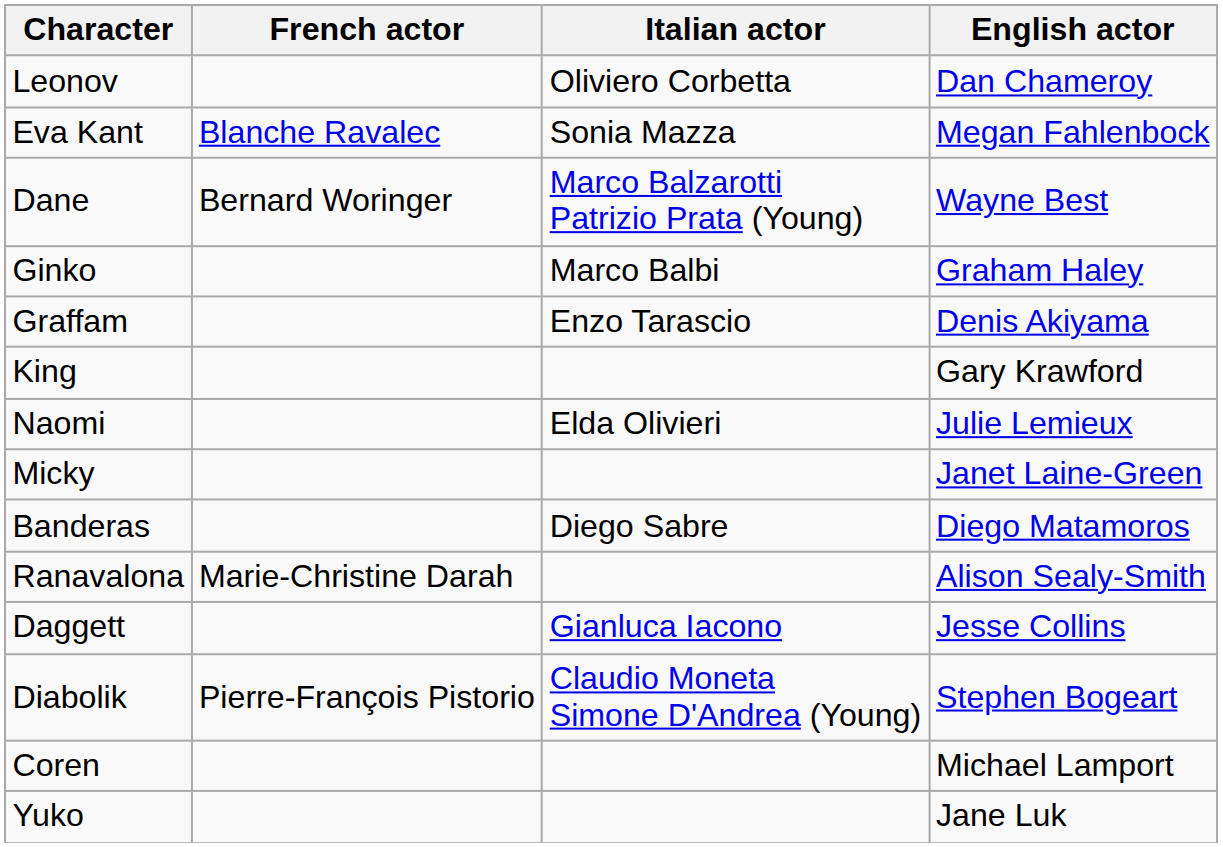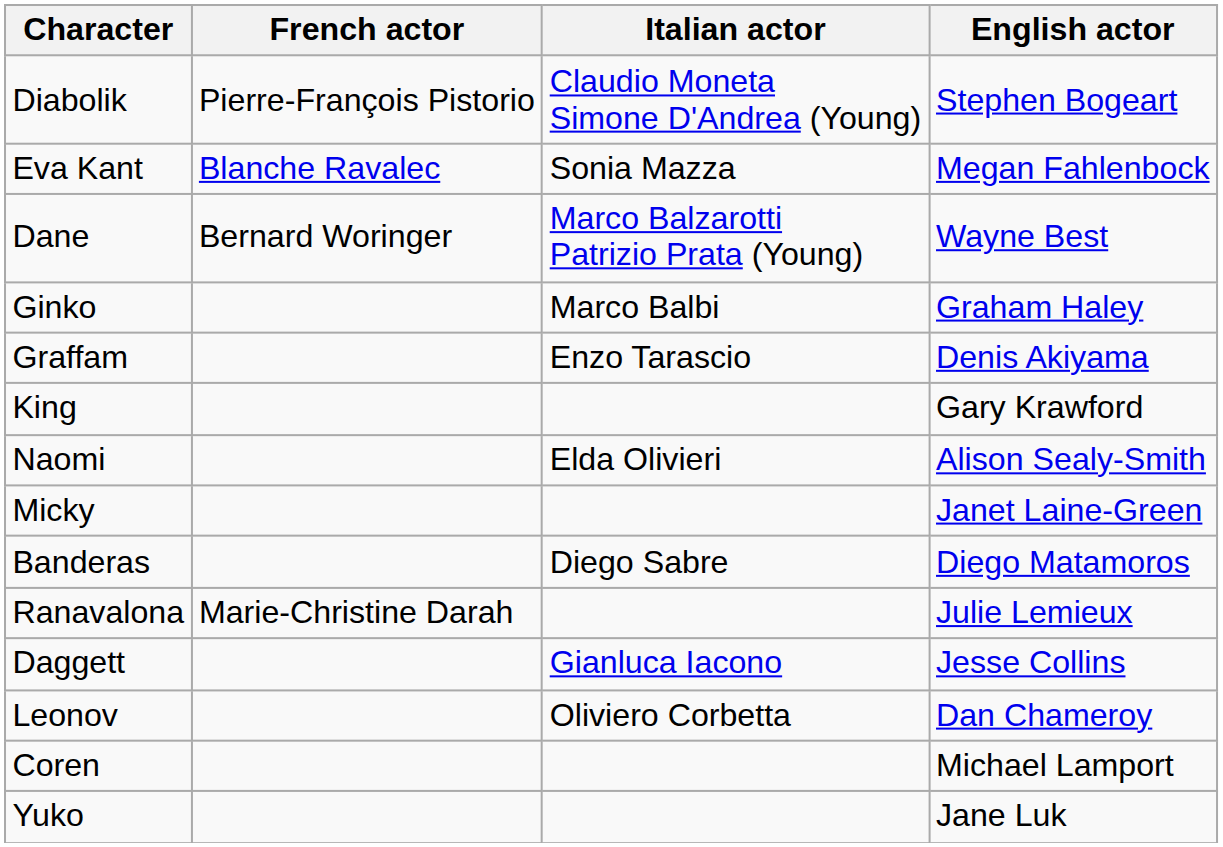rows swapped: (70, 696) <-> (65, 81)
(1034, 423) Julie Lemieux -> (1071, 459) Alison Sealy-Smith
(1071, 576) Alison Sealy-Smith -> (1034, 612) Julie Lemieux
